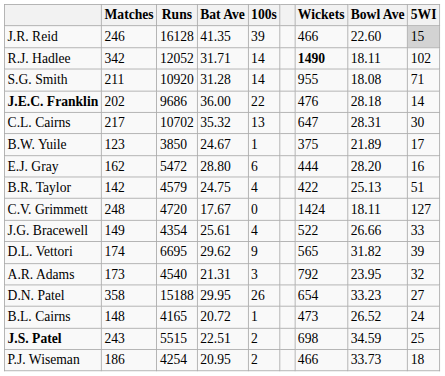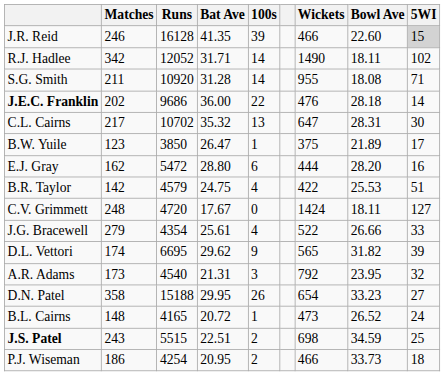(311, 58) bold -> (311, 58) normal
(215, 144) 24.67 -> (215, 144) 26.47
(366, 187) 25.13 -> (366, 187) 25.53
(115, 230) 149 -> (115, 230) 279
